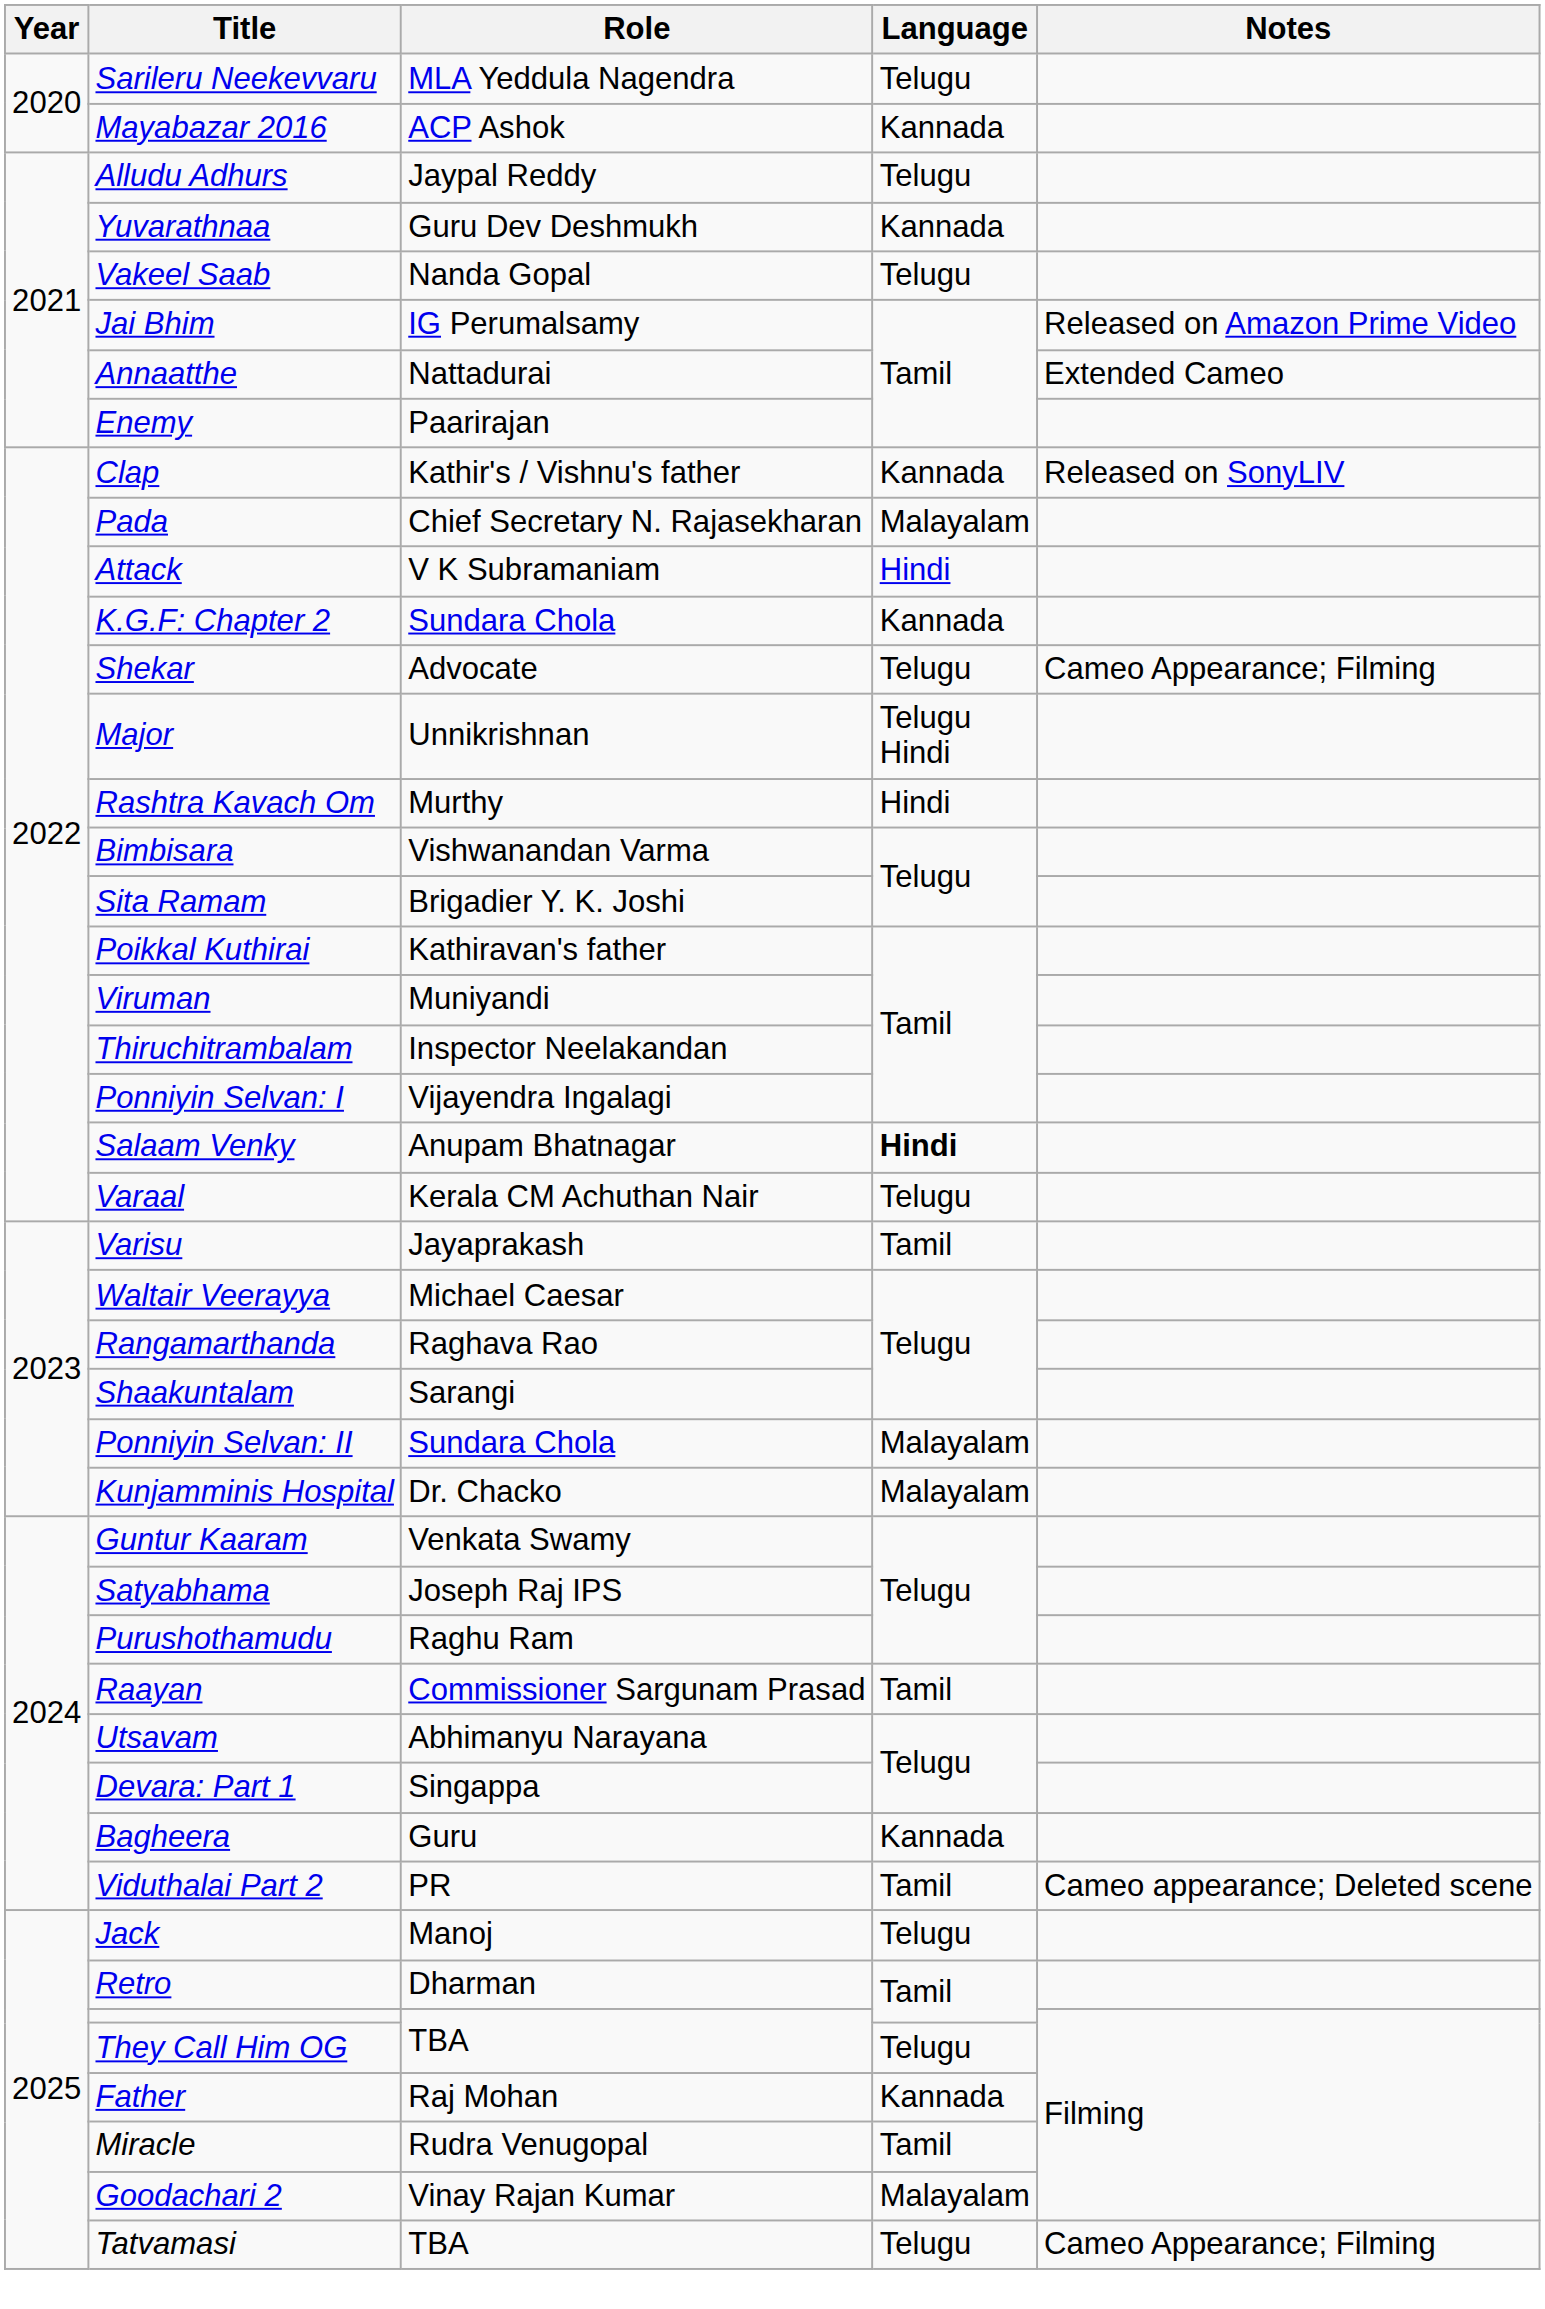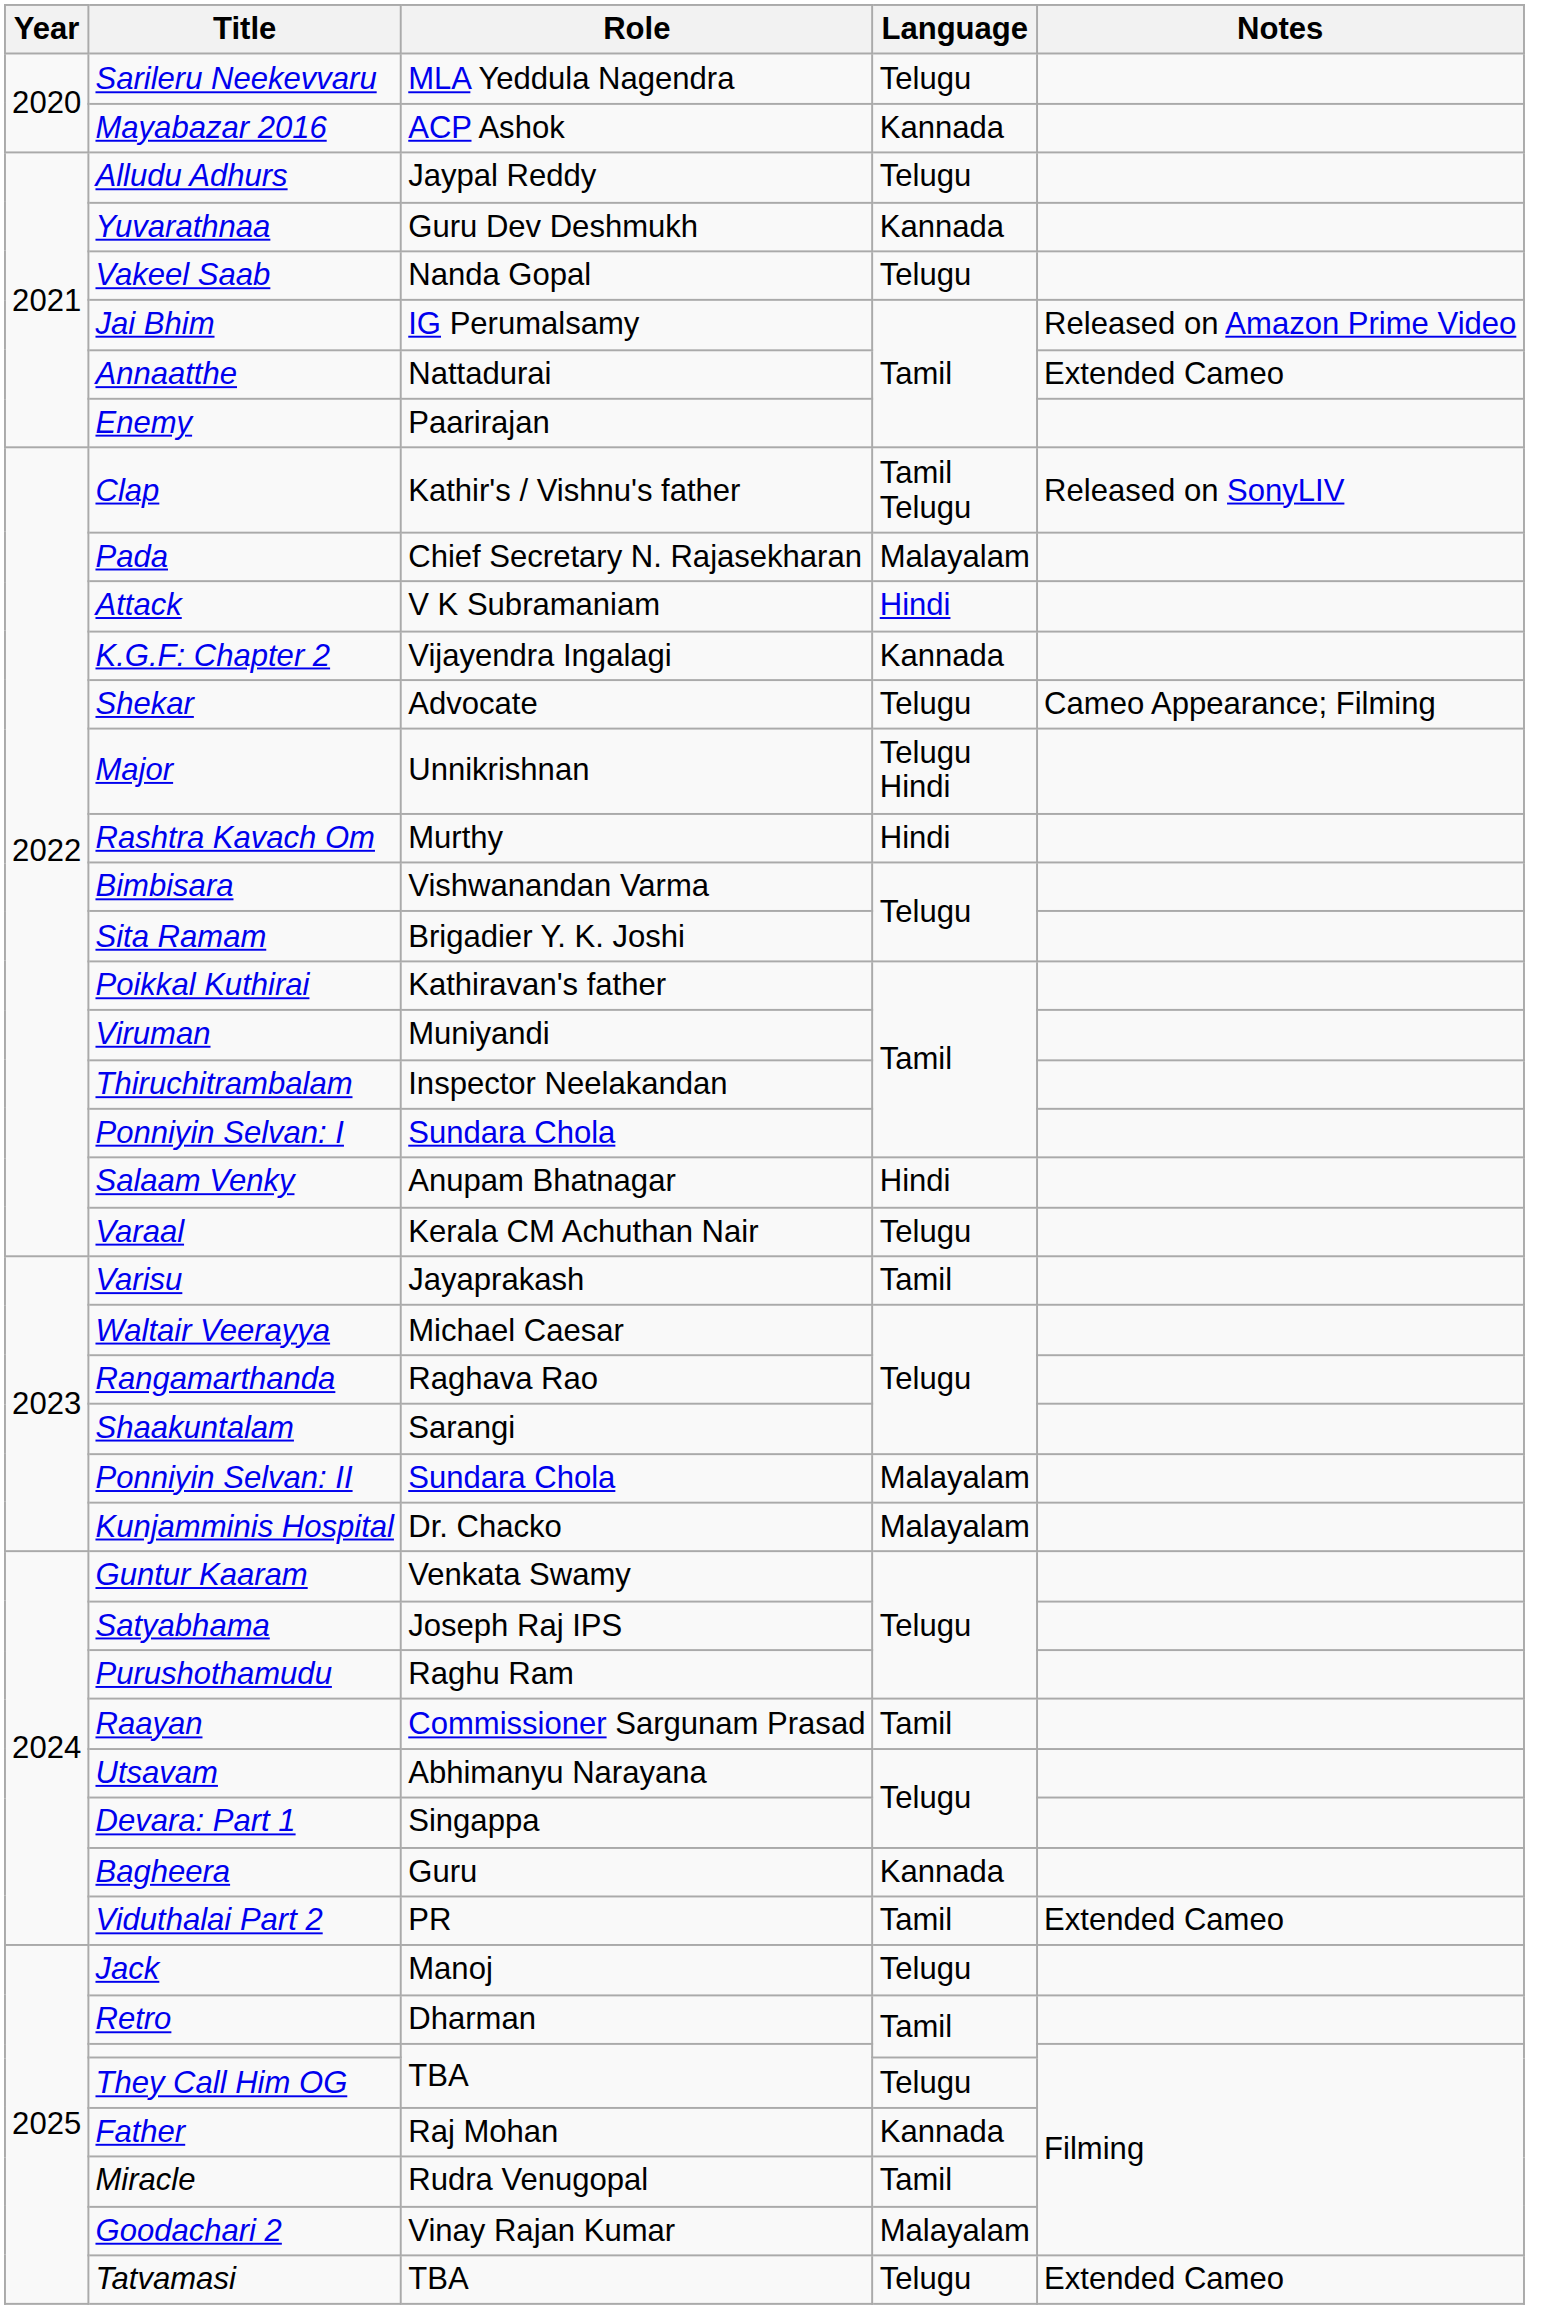(942, 472) Kannada -> (925, 489) Tamil Telugu
(512, 619) Sundara Chola -> (540, 654) Vijayendra Ingalagi
(540, 1097) Vijayendra Ingalagi -> (512, 1132) Sundara Chola
(919, 1147) bold -> (915, 1181) normal
(1288, 1885) Cameo appearance; Deleted scene -> (1164, 1920) Extended Cameo
(1240, 2244) Cameo Appearance; Filming -> (1164, 2279) Extended Cameo
